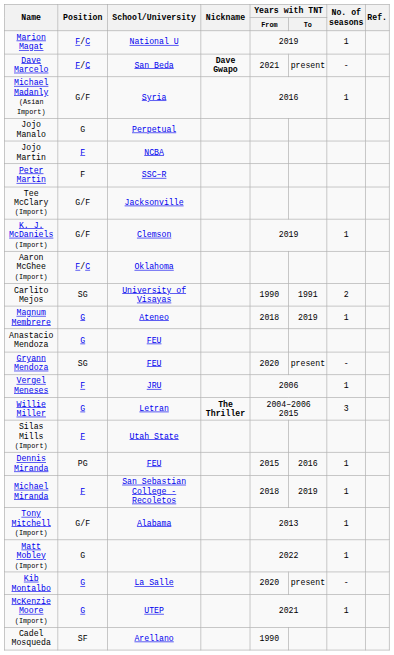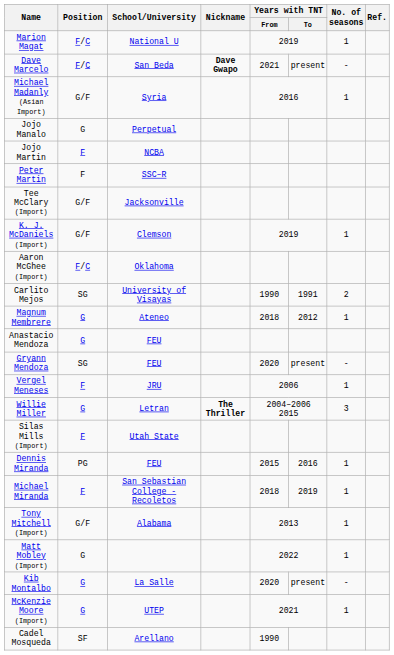(308, 318) 2019 -> (308, 318) 2012
